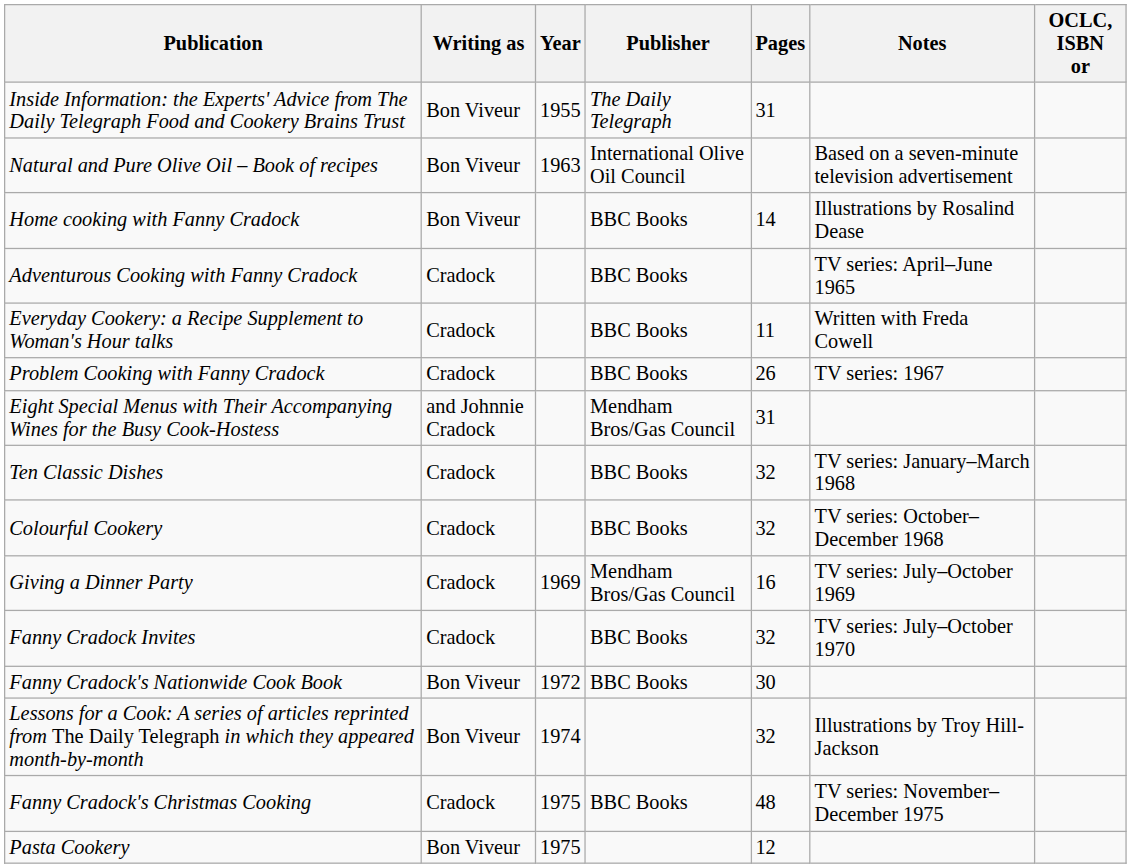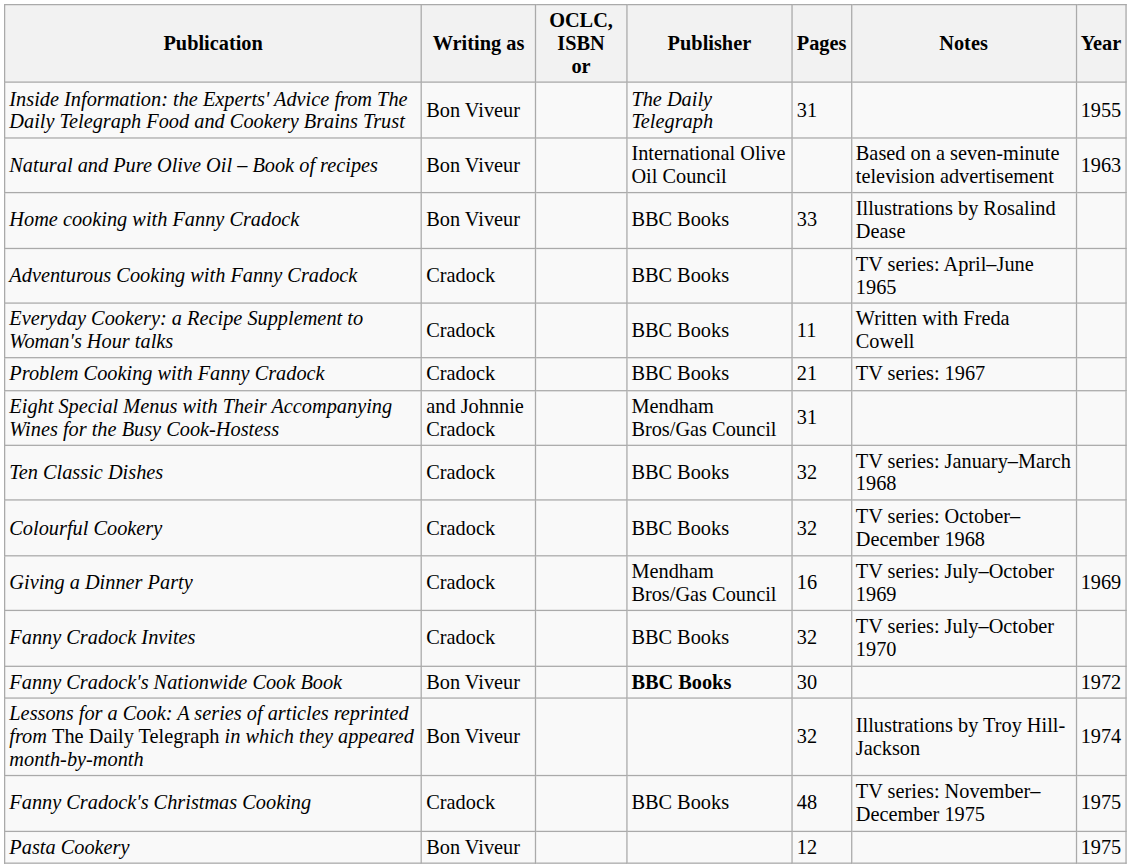columns swapped: (560, 43) <-> (1080, 43)
(766, 220) 14 -> (807, 220) 33
(766, 373) 26 -> (807, 373) 21
(639, 681) normal -> (681, 681) bold
